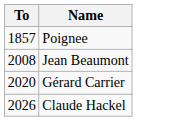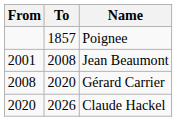+ column: (24, 15)
